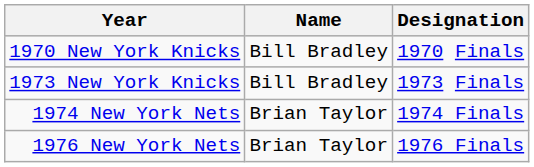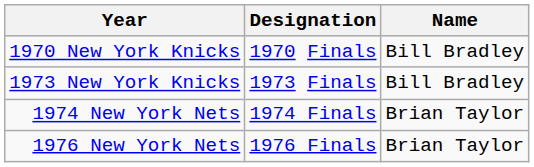columns swapped: (319, 20) <-> (461, 20)
